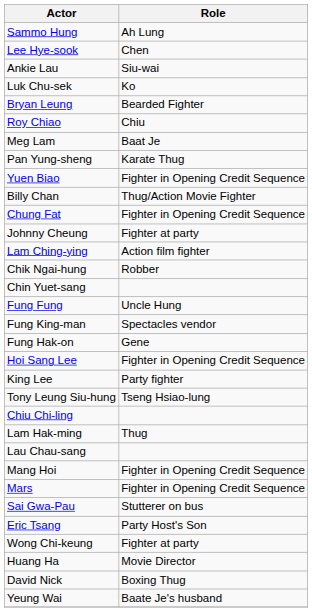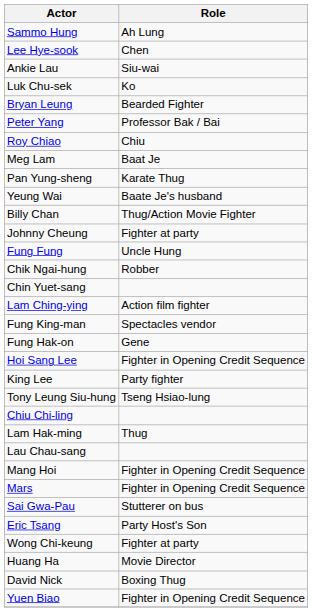+ row: (35, 123)
rows swapped: (33, 178) <-> (34, 598)
- row: (34, 214)
rows swapped: (47, 251) <-> (35, 305)
